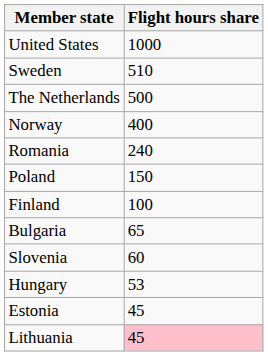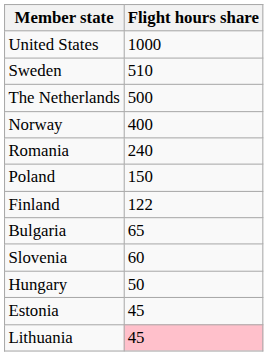(140, 204) 100 -> (140, 204) 122
(136, 284) 53 -> (136, 284) 50
